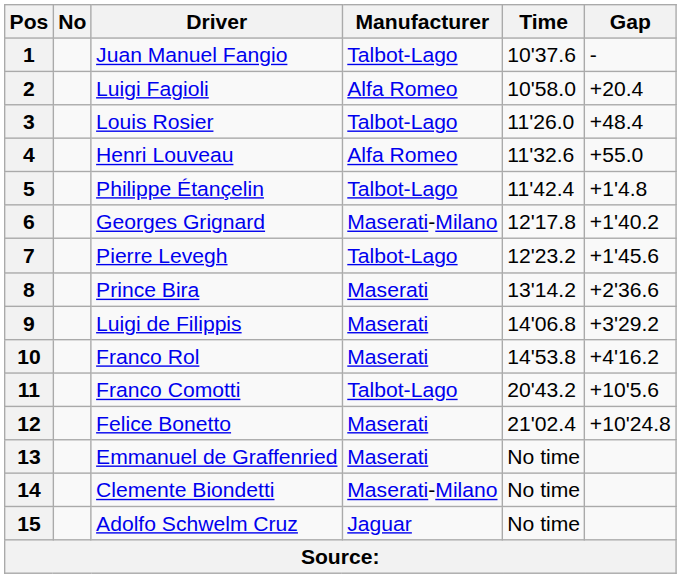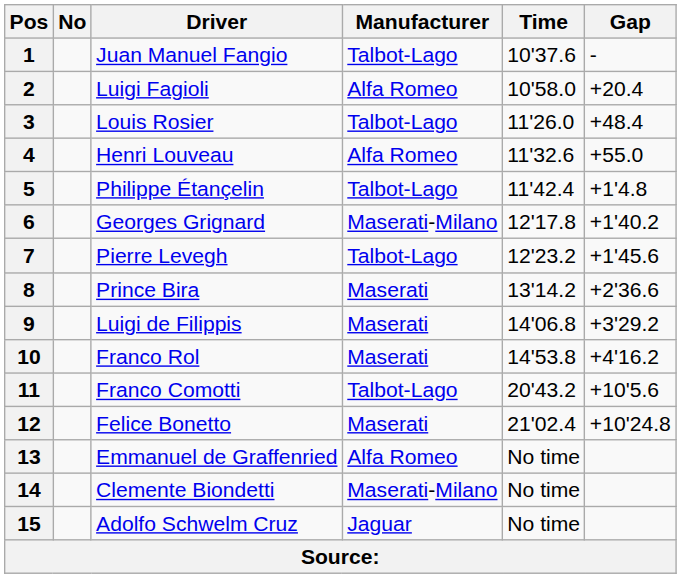(388, 456) Maserati -> (402, 456) Alfa Romeo
